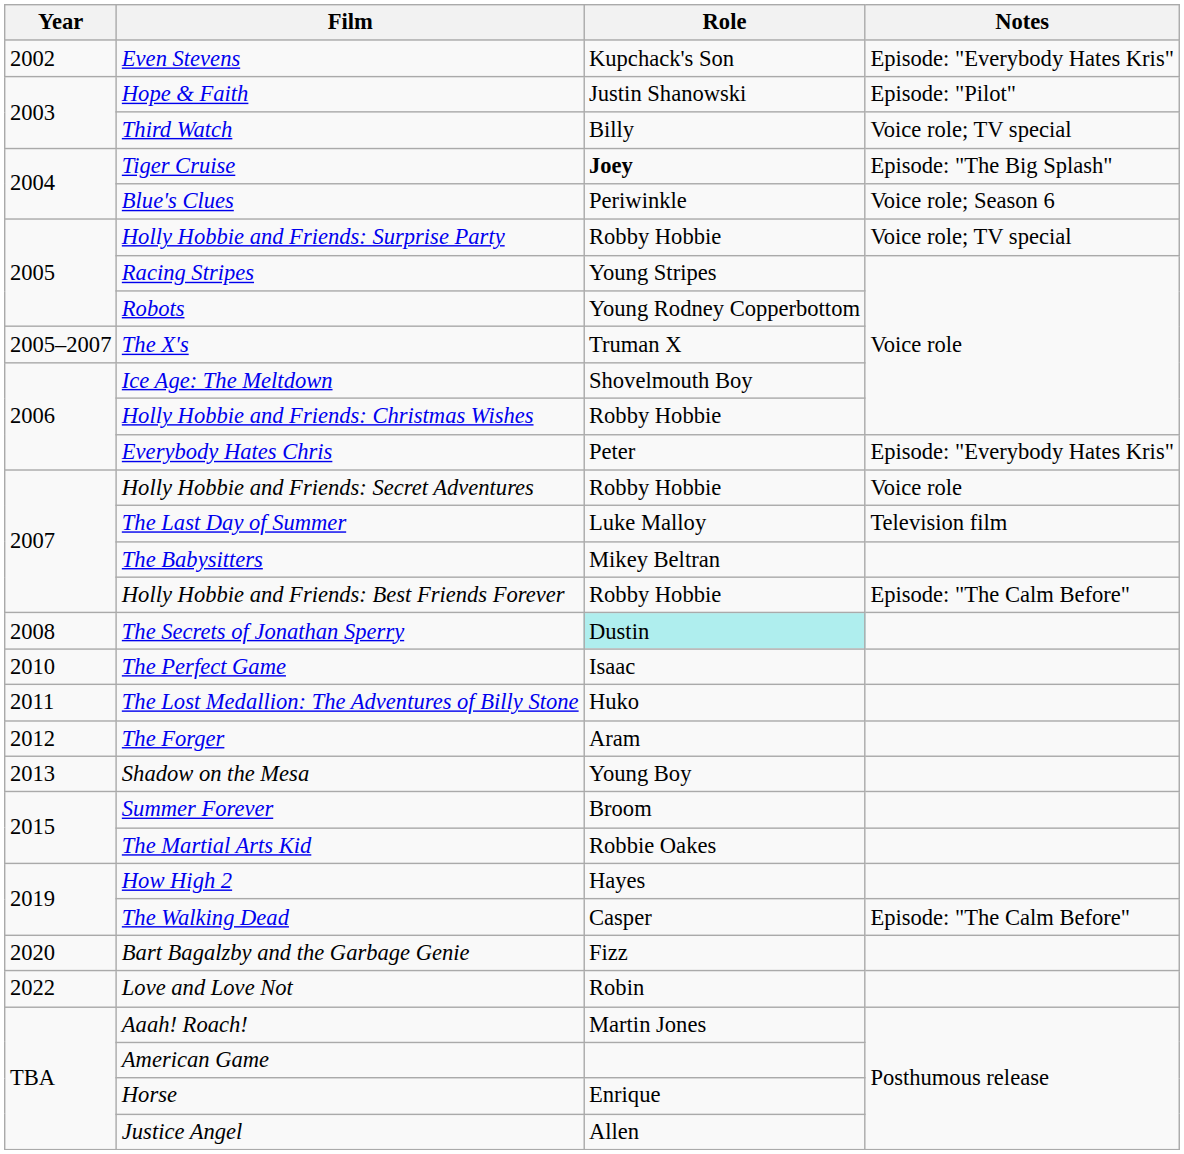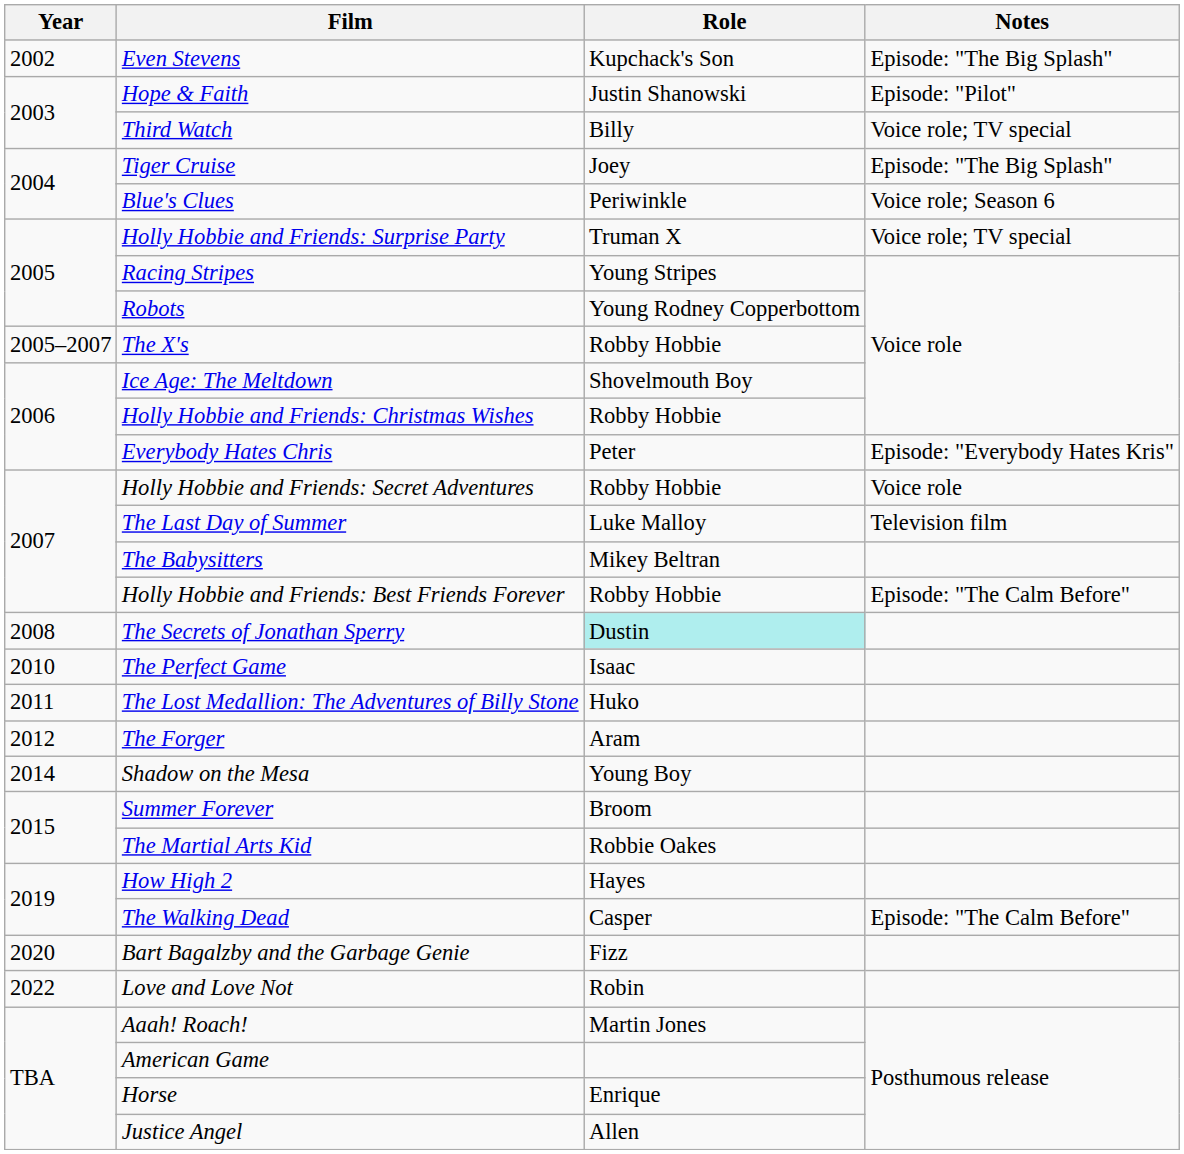(1022, 58) Episode: "Everybody Hates Kris" -> (991, 58) Episode: "The Big Splash"
(611, 165) bold -> (610, 165) normal
(655, 237) Robby Hobbie -> (635, 237) Truman X
(635, 344) Truman X -> (655, 344) Robby Hobbie
(32, 773) 2013 -> (32, 773) 2014
